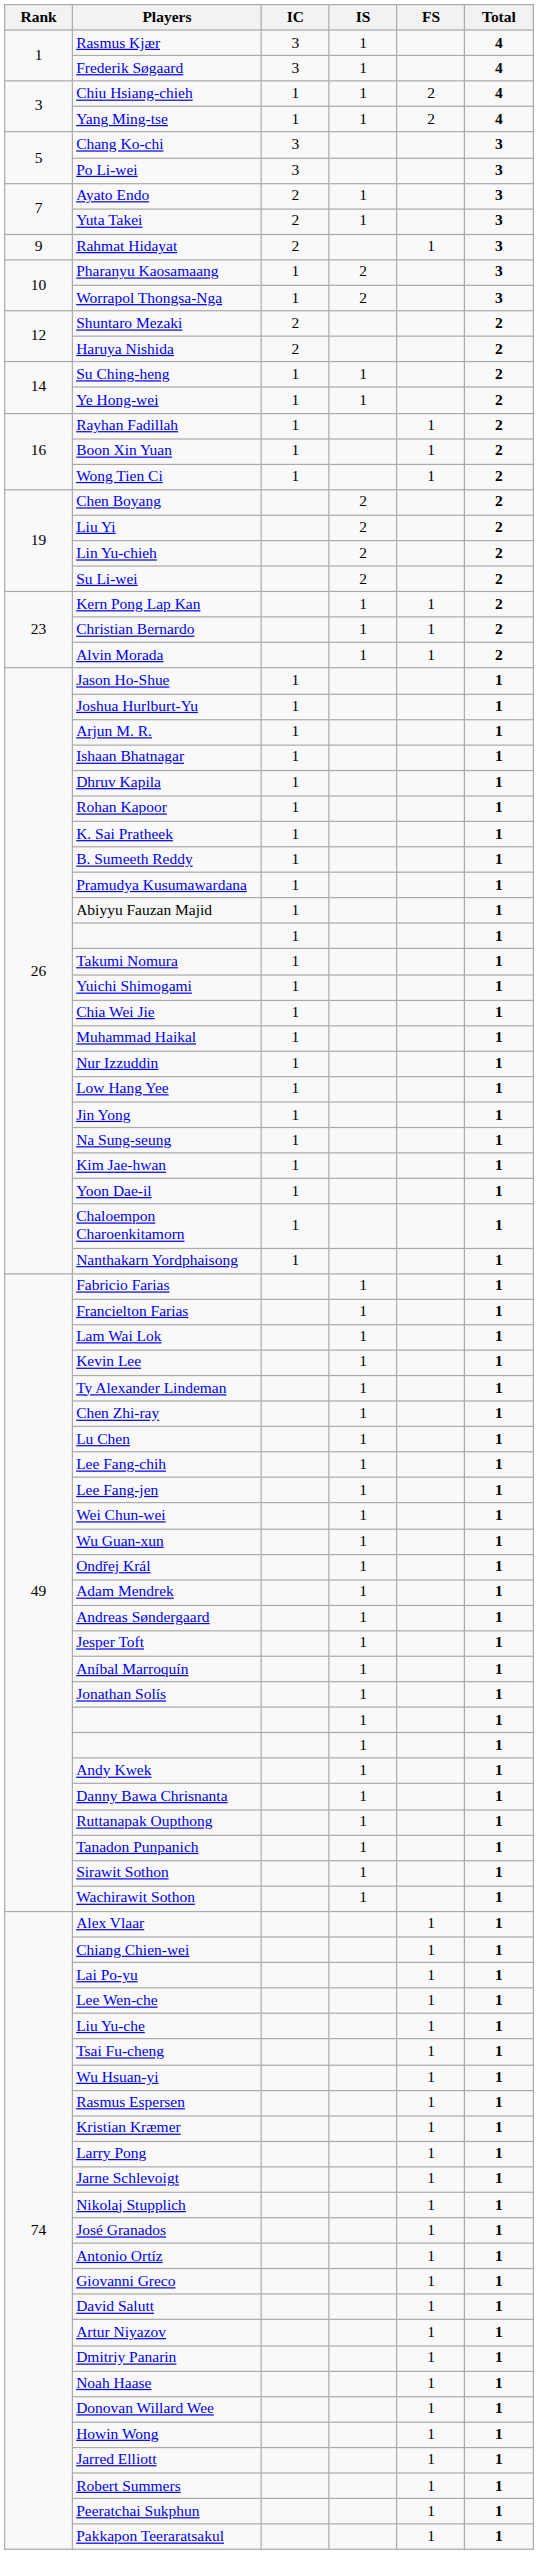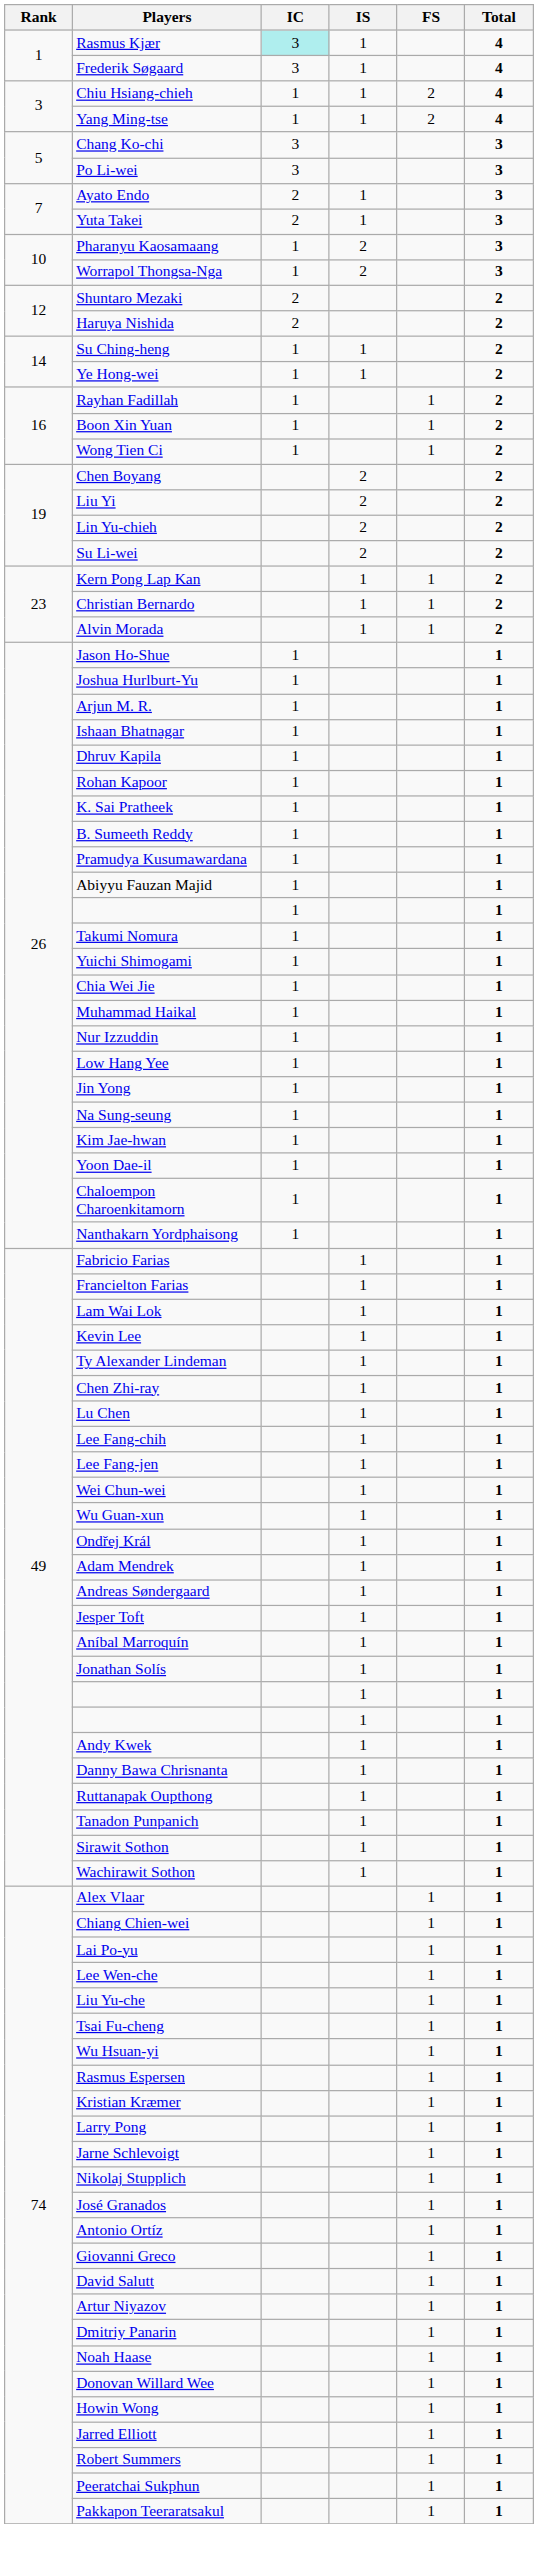(295, 42) no background -> (295, 42) paleturquoise background
- row: (39, 246)
